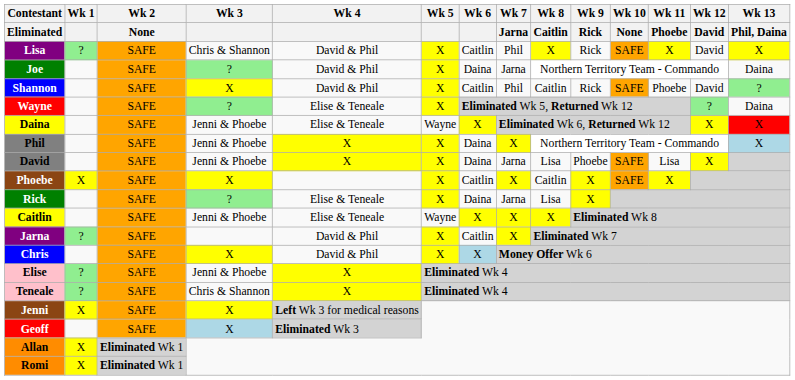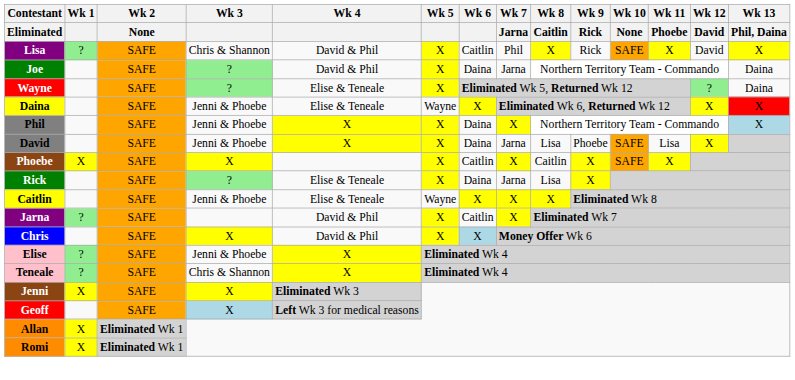- row: (35, 87)
(347, 310) Left Wk 3 for medical reasons -> (317, 291) Eliminated Wk 3
(317, 328) Eliminated Wk 3 -> (347, 310) Left Wk 3 for medical reasons
